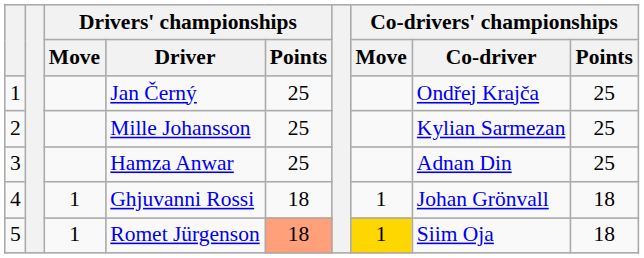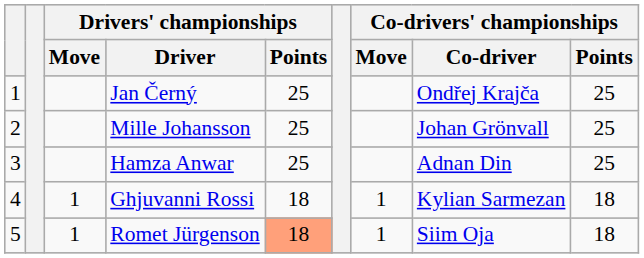(491, 128) Kylian Sarmezan -> (483, 128) Johan Grönvall
(483, 199) Johan Grönvall -> (491, 199) Kylian Sarmezan
(381, 234) gold background -> (381, 234) no background
